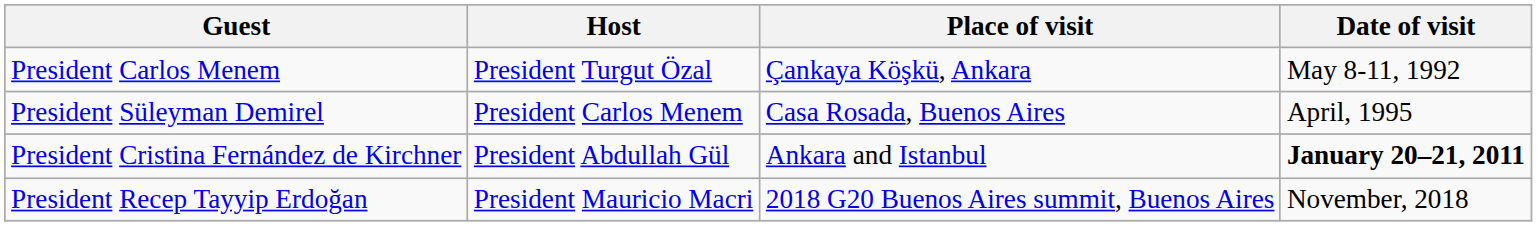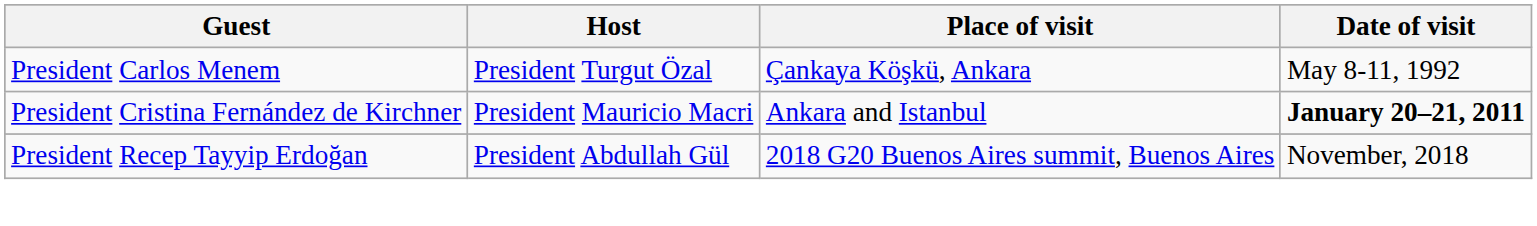- row: (167, 112)
(602, 155) President Abdullah Gül -> (614, 112) President Mauricio Macri
(614, 198) President Mauricio Macri -> (602, 155) President Abdullah Gül
